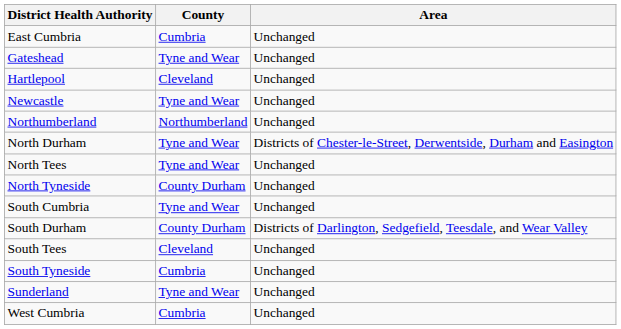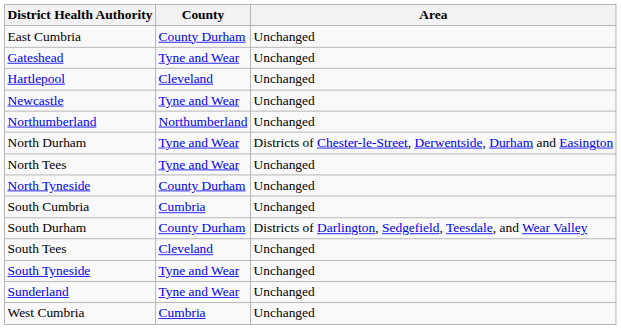(182, 36) Cumbria -> (202, 36) County Durham
(199, 206) Tyne and Wear -> (182, 206) Cumbria
(182, 270) Cumbria -> (199, 270) Tyne and Wear
